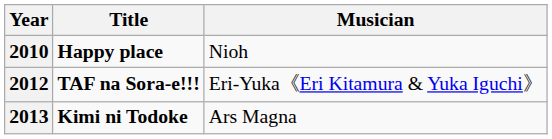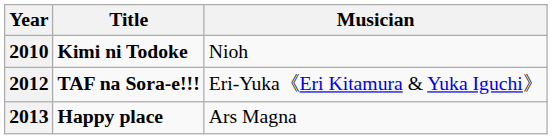(110, 51) Happy place -> (123, 51) Kimi ni Todoke
(123, 117) Kimi ni Todoke -> (110, 117) Happy place
